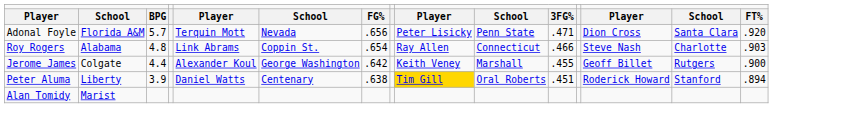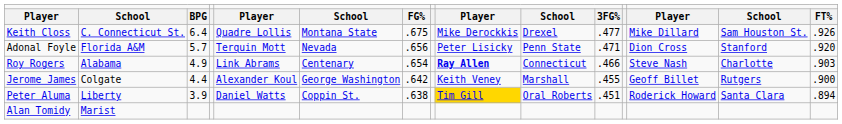+ row: (39, 32)
(706, 32) Santa Clara -> (744, 48) Stanford
(158, 48) 4.8 -> (198, 64) 4.9
(290, 48) Coppin St. -> (328, 64) Centenary
(423, 48) normal -> (463, 64) bold
(287, 80) Centenary -> (331, 95) Coppin St.
(698, 80) Stanford -> (753, 95) Santa Clara
